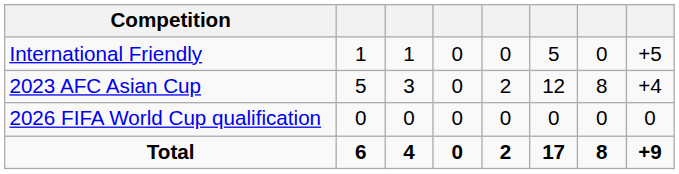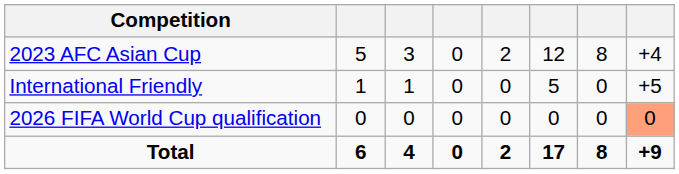rows swapped: (106, 53) <-> (105, 86)
(650, 119) no background -> (650, 119) lightsalmon background
